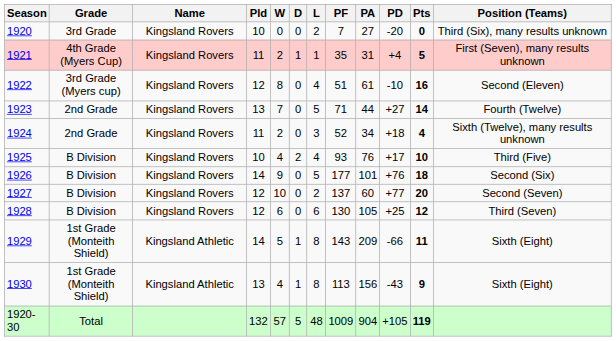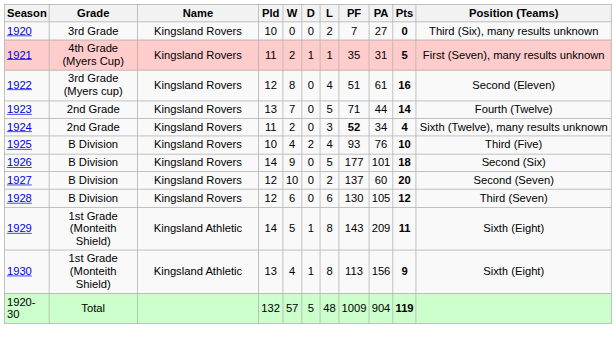- column: (395, 13)
(341, 133) normal -> (354, 127) bold
